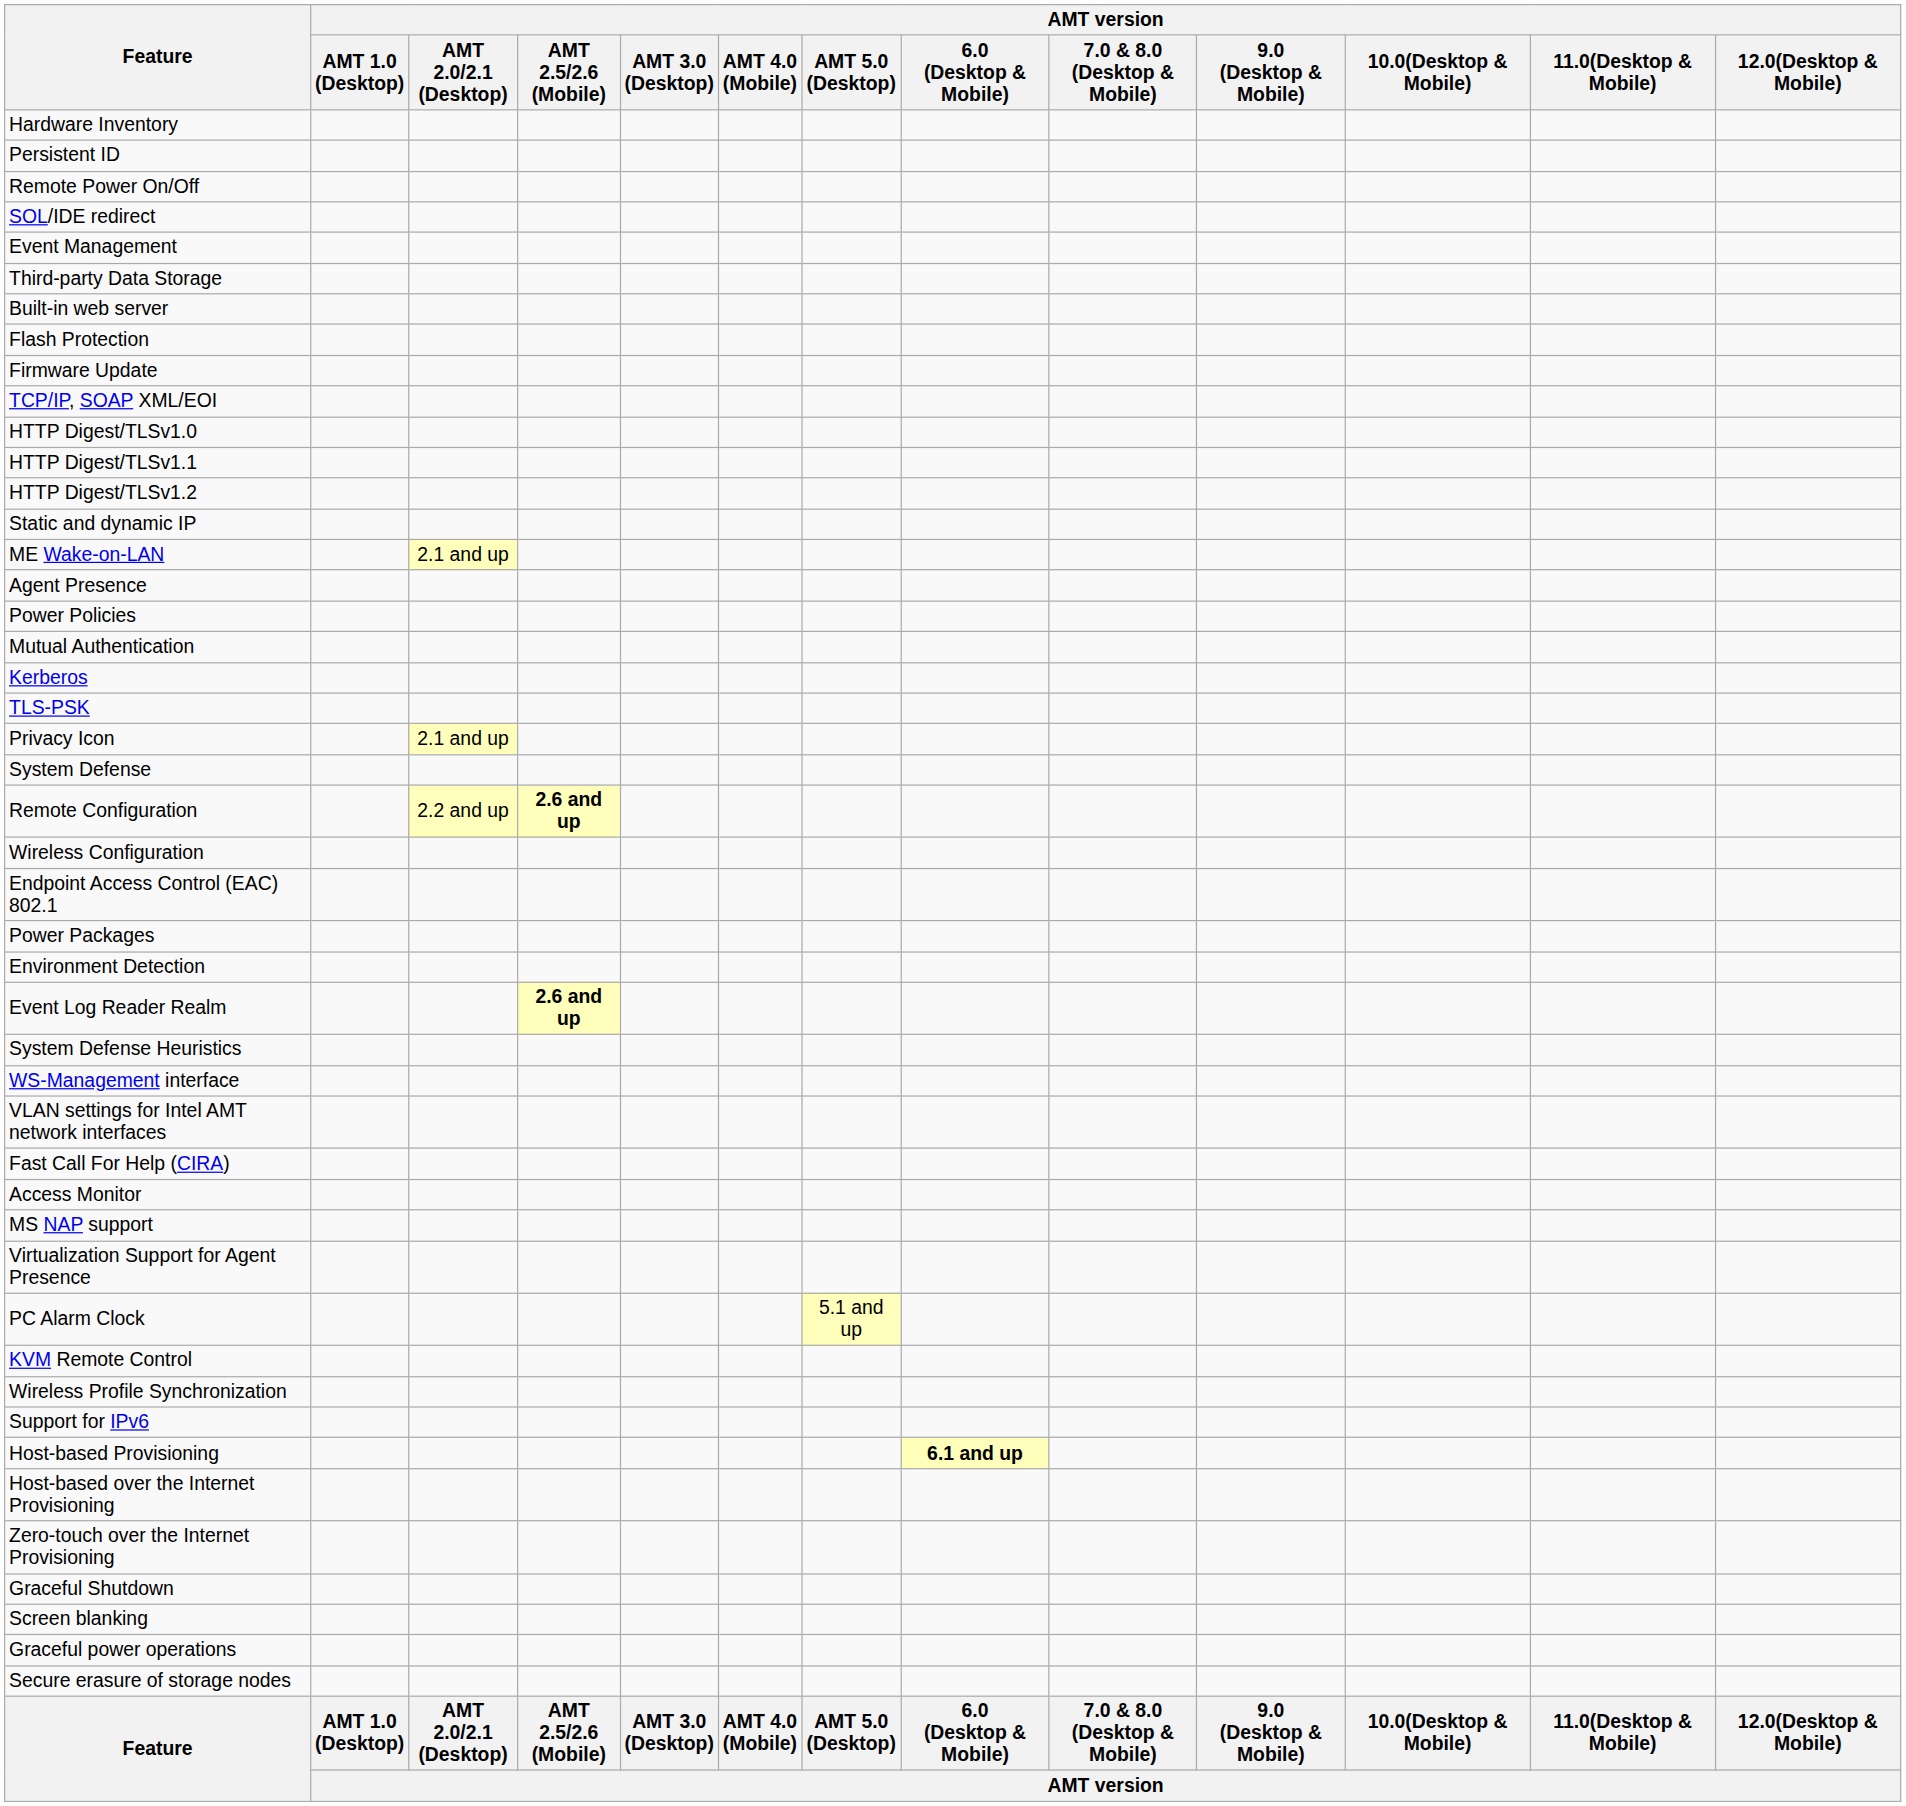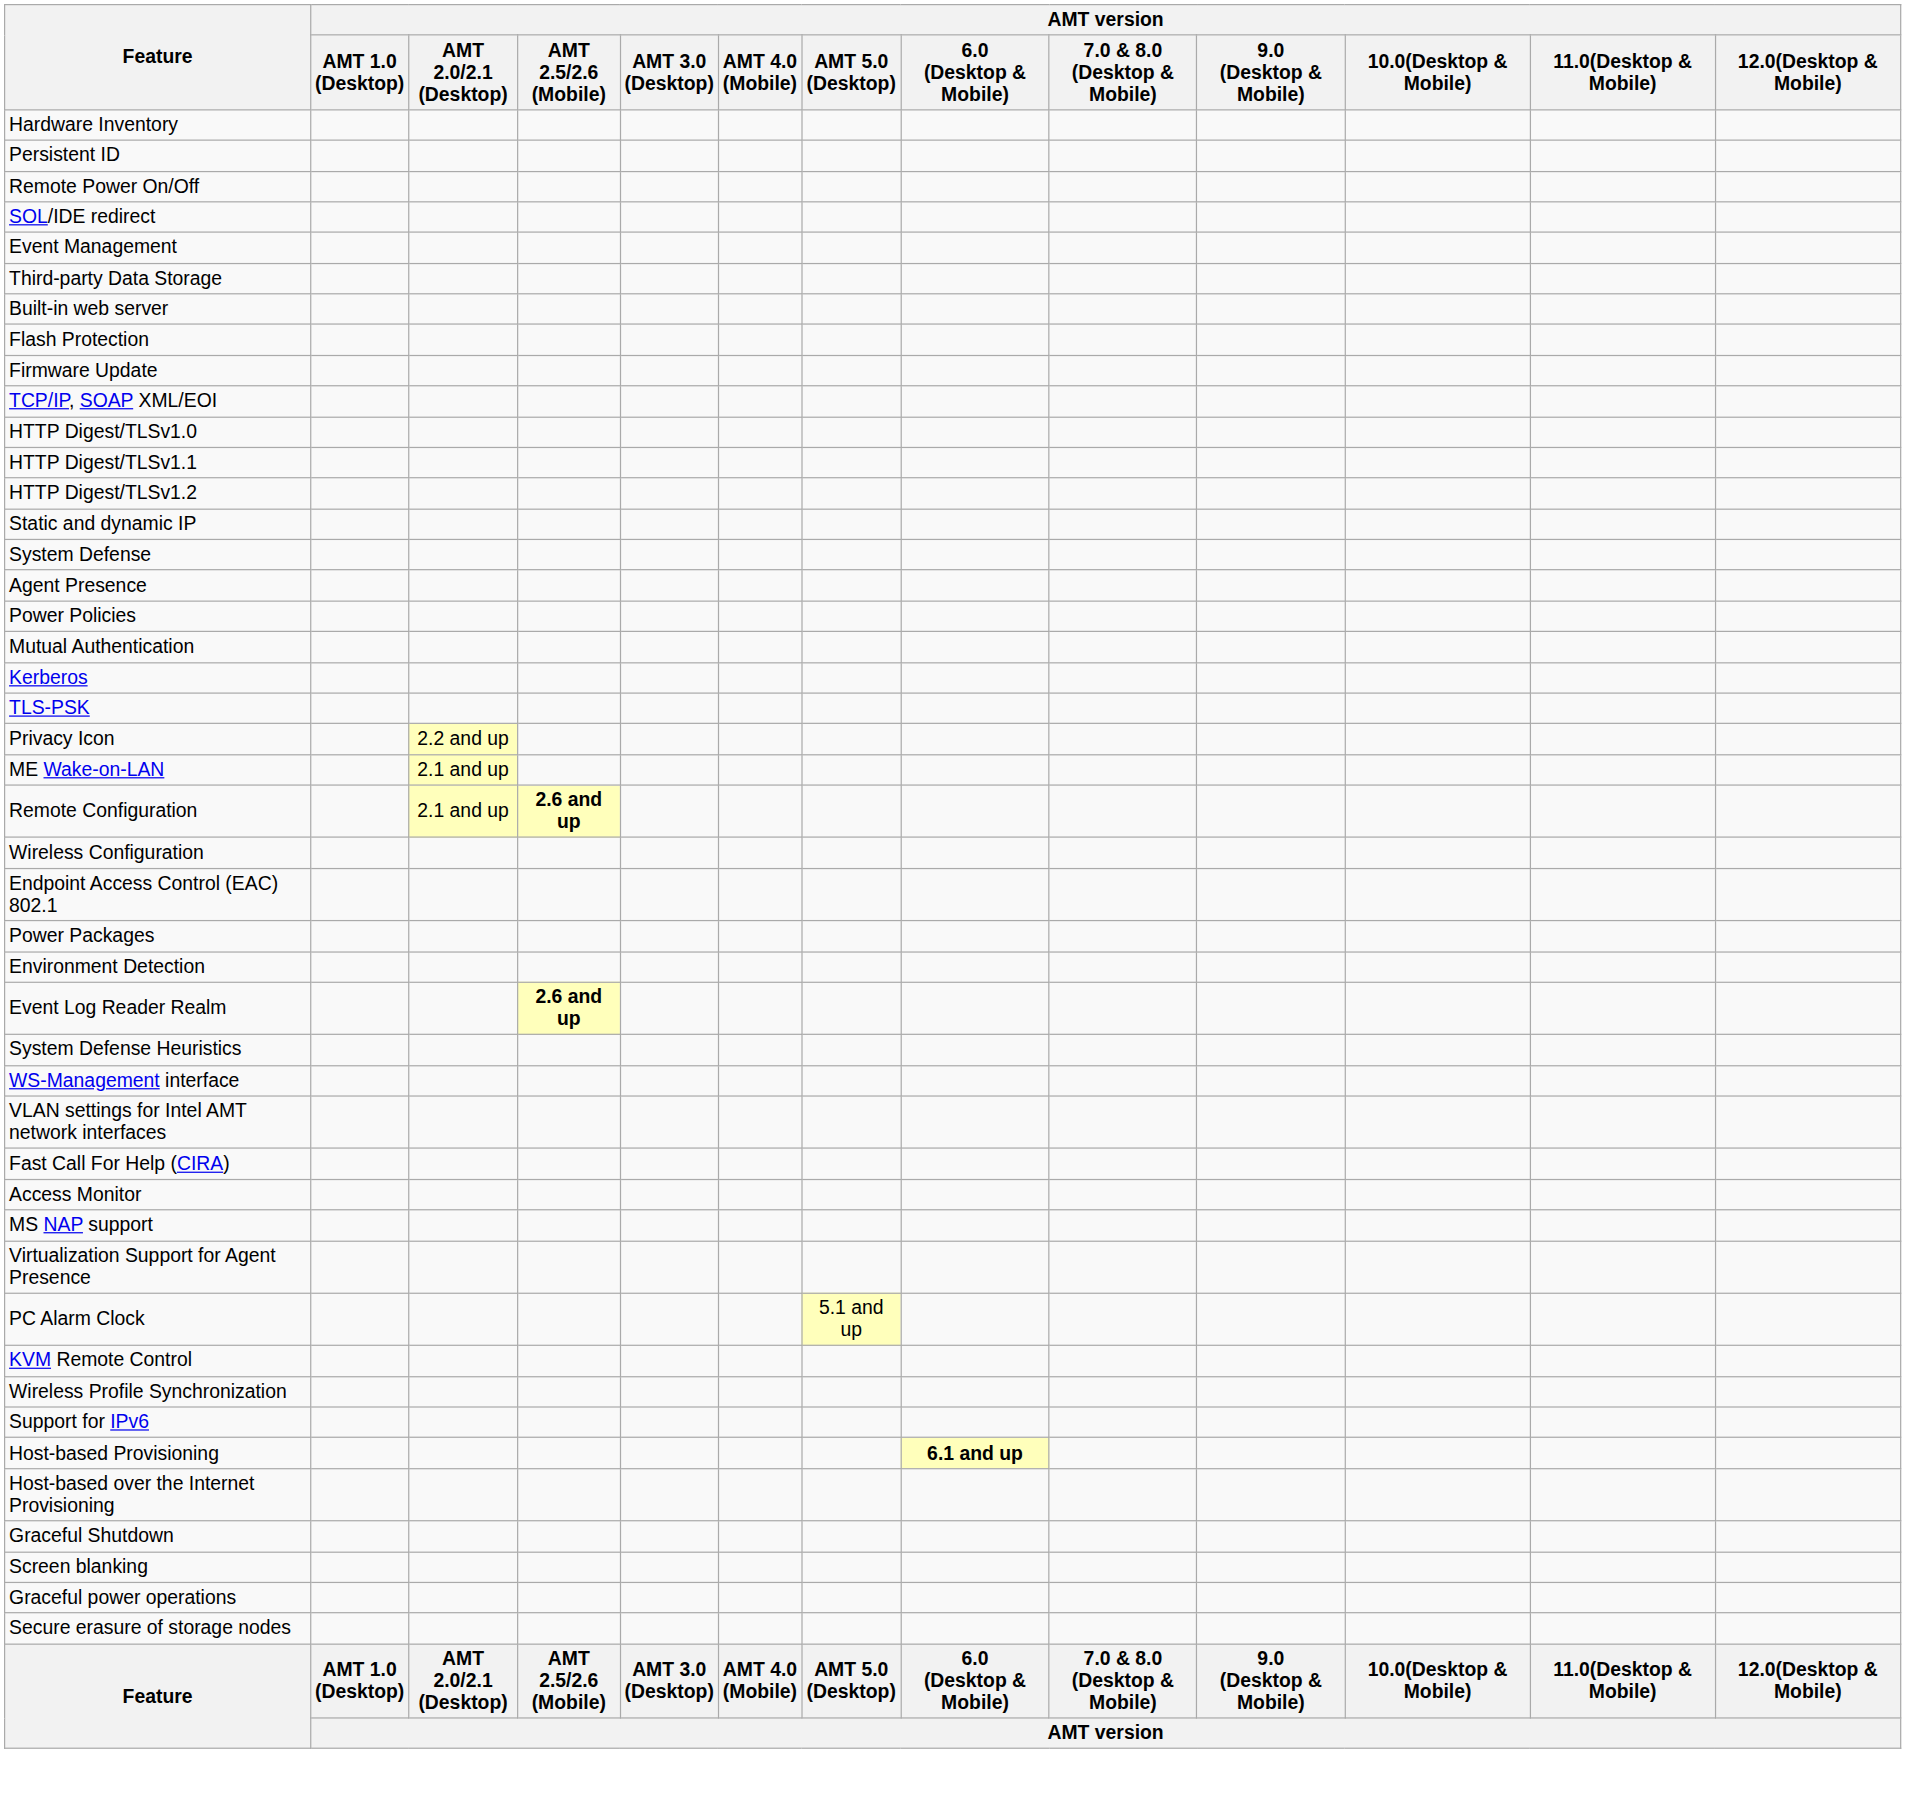rows swapped: (80, 769) <-> (87, 554)
(463, 738) 2.1 and up -> (463, 738) 2.2 and up
(463, 811) 2.2 and up -> (463, 811) 2.1 and up
- row: (129, 1547)
